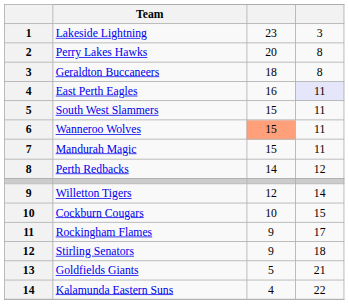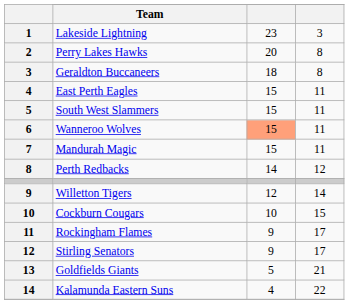(271, 91) 16 -> (271, 91) 15
(320, 91) lavender background -> (320, 91) no background
(320, 251) 18 -> (320, 251) 17
